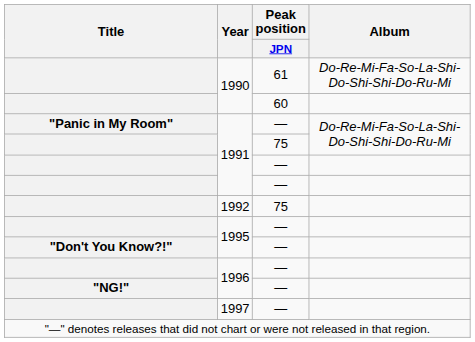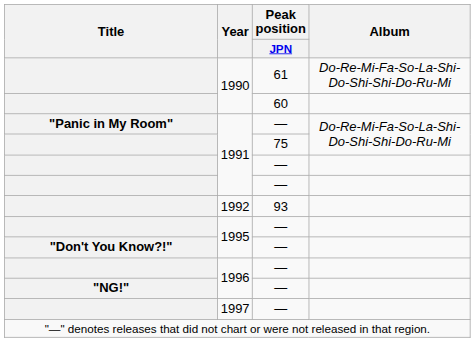(281, 206) 75 -> (281, 206) 93
